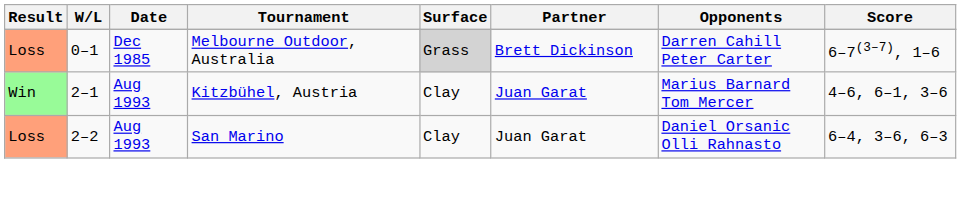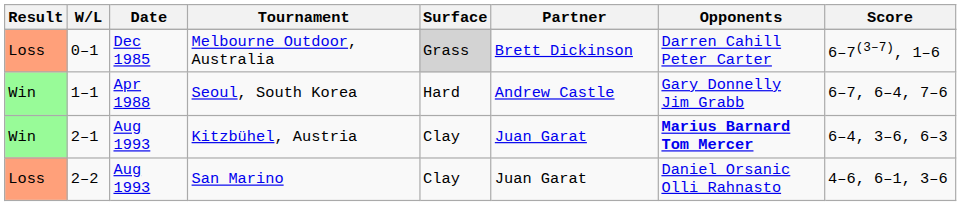+ row: (274, 94)
(726, 94) normal -> (726, 136) bold
(888, 94) 4–6, 6–1, 3–6 -> (888, 136) 6–4, 3–6, 6–3
(888, 136) 6–4, 3–6, 6–3 -> (888, 179) 4–6, 6–1, 3–6
